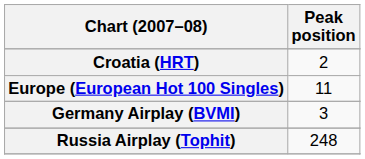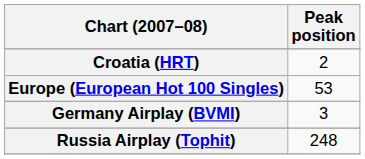(324, 88) 11 -> (324, 88) 53
